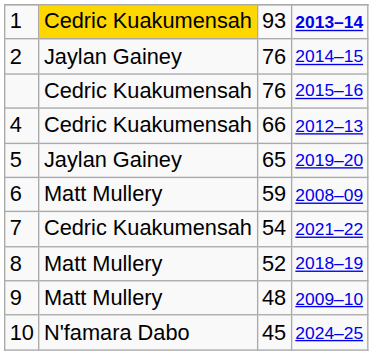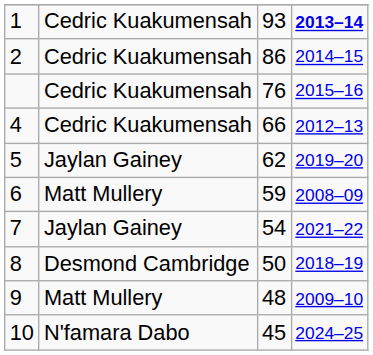(148, 21) gold background -> (148, 21) no background
(113, 56) Jaylan Gainey -> (148, 56) Cedric Kuakumensah
(274, 56) 76 -> (274, 56) 86
(274, 159) 65 -> (274, 159) 62
(148, 228) Cedric Kuakumensah -> (113, 228) Jaylan Gainey
(103, 263) Matt Mullery -> (147, 263) Desmond Cambridge
(274, 263) 52 -> (274, 263) 50
